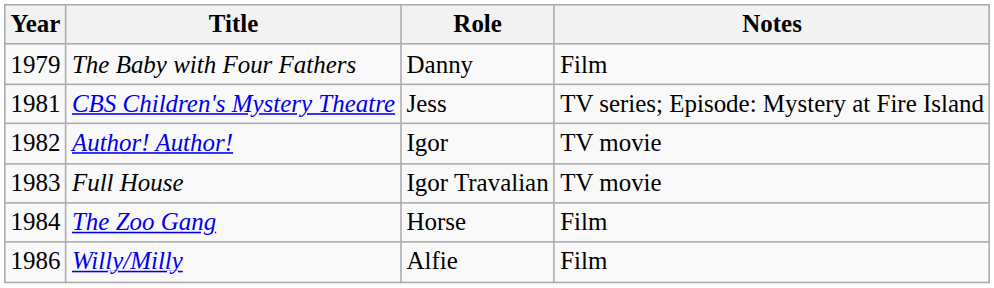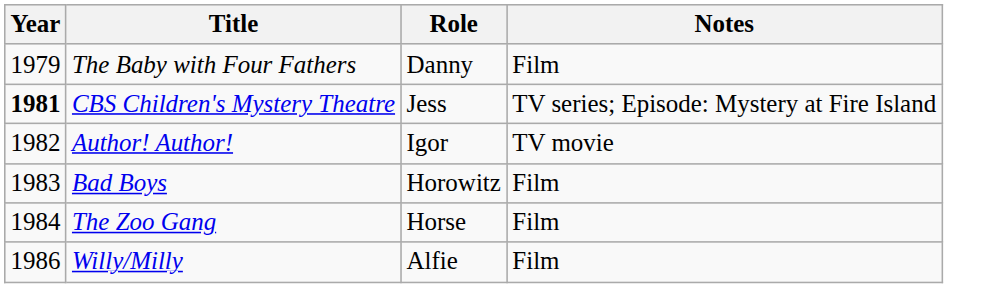(35, 103) normal -> (35, 103) bold
+ row: (119, 182)
- row: (128, 182)
